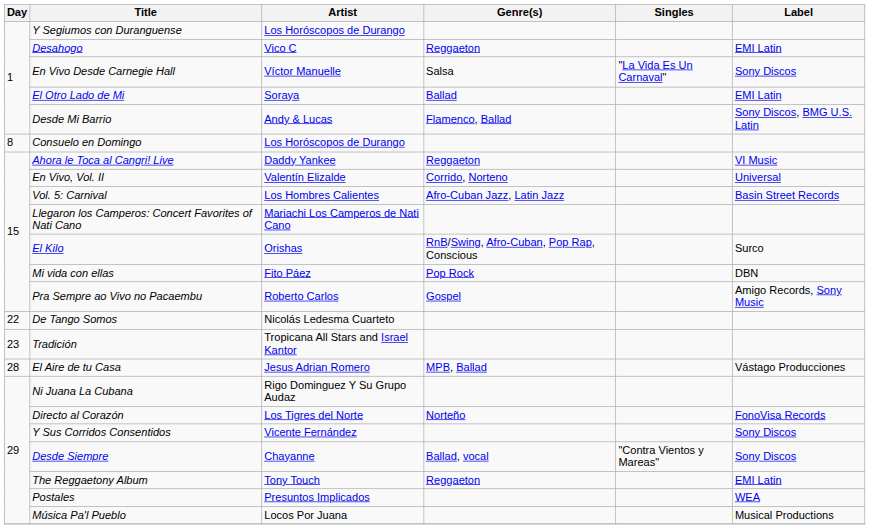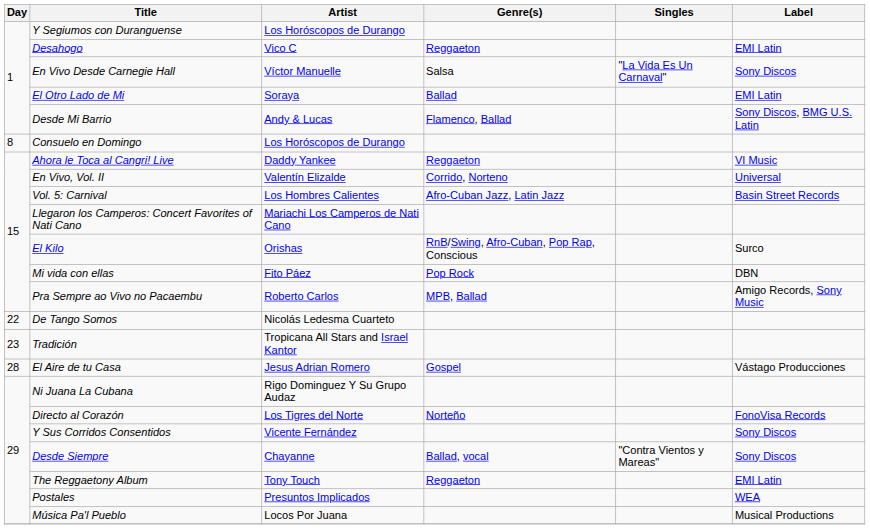(444, 296) Gospel -> (456, 296) MPB, Ballad
(456, 367) MPB, Ballad -> (444, 367) Gospel
